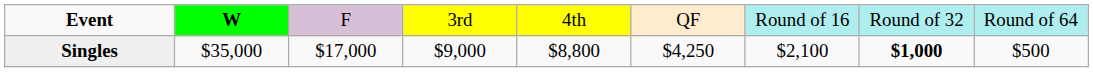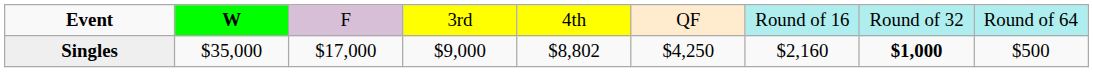(574, 51) $8,800 -> (574, 51) $8,802
(802, 51) $2,100 -> (802, 51) $2,160
